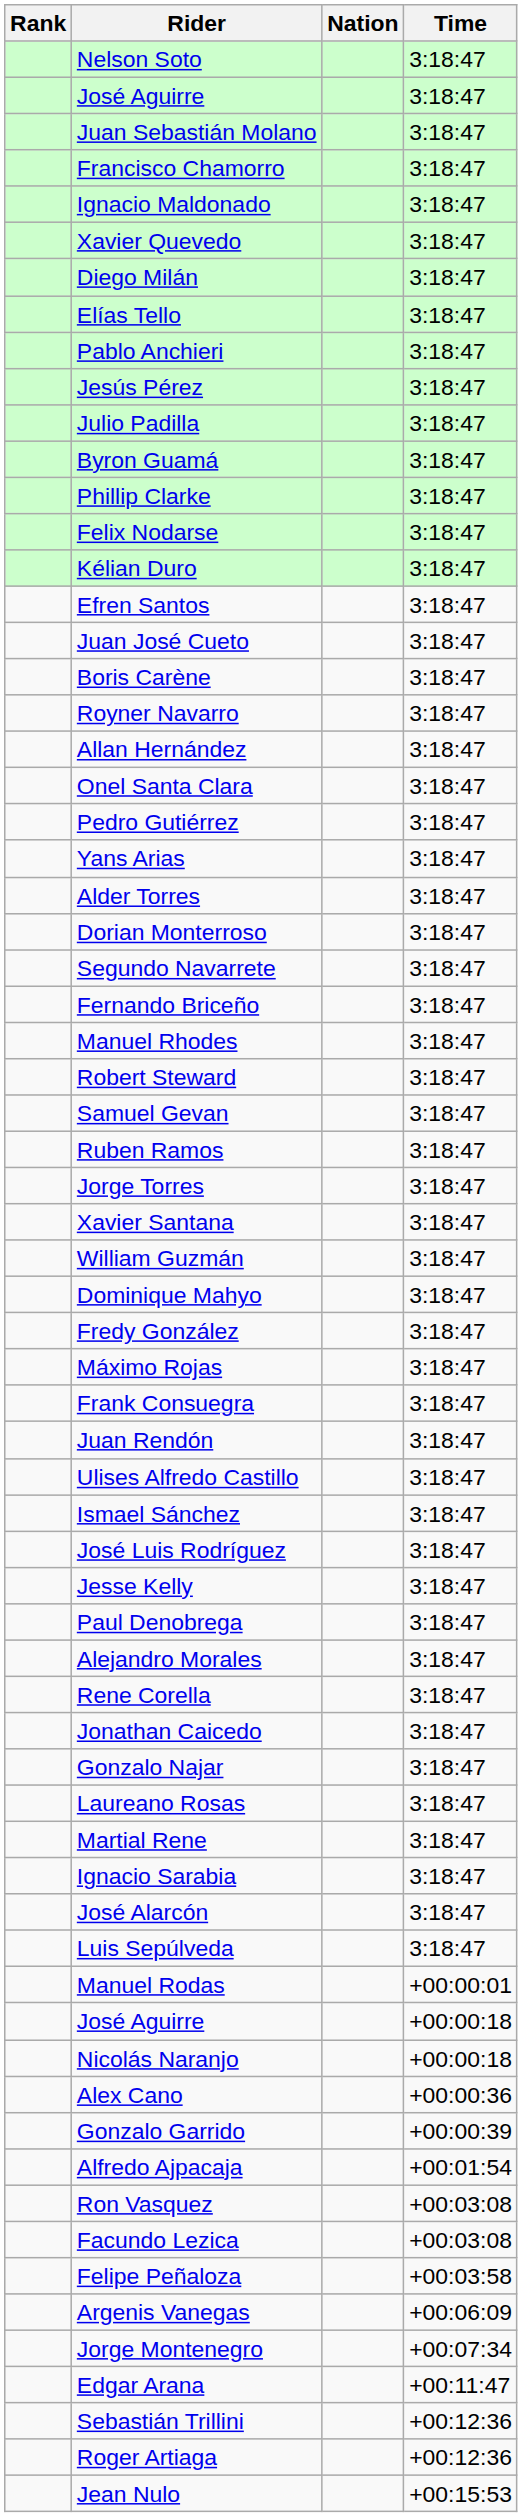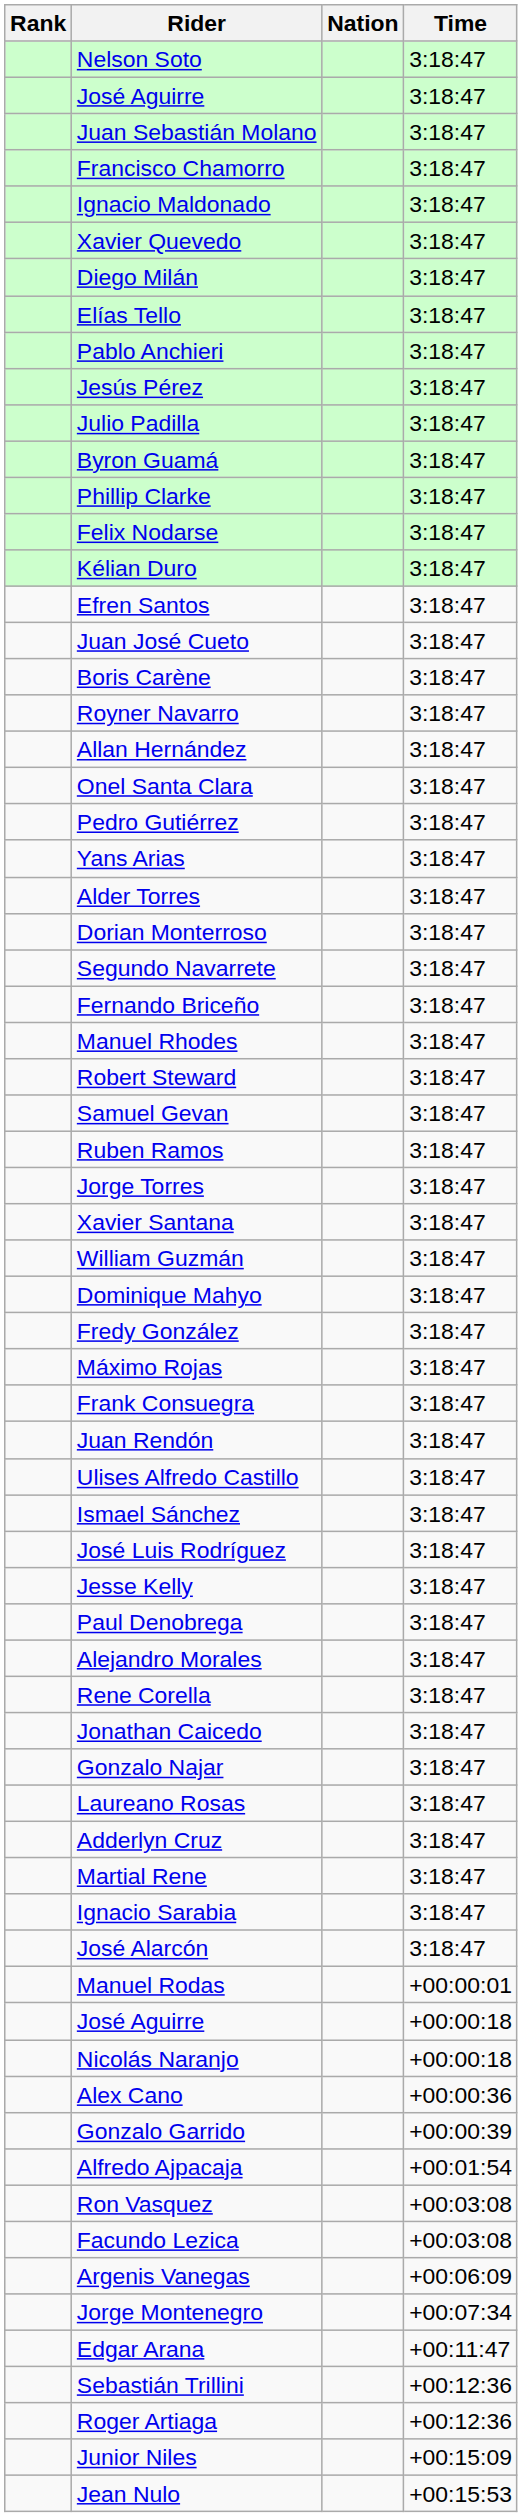+ row: (149, 1840)
- row: (155, 1949)
- row: (159, 2276)
+ row: (137, 2458)
